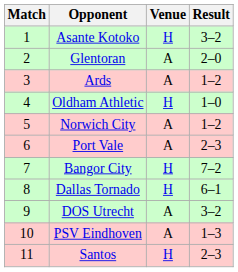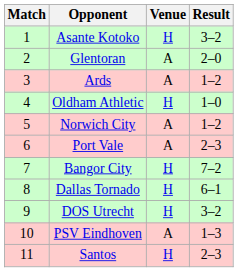(168, 211) A -> (168, 211) H
